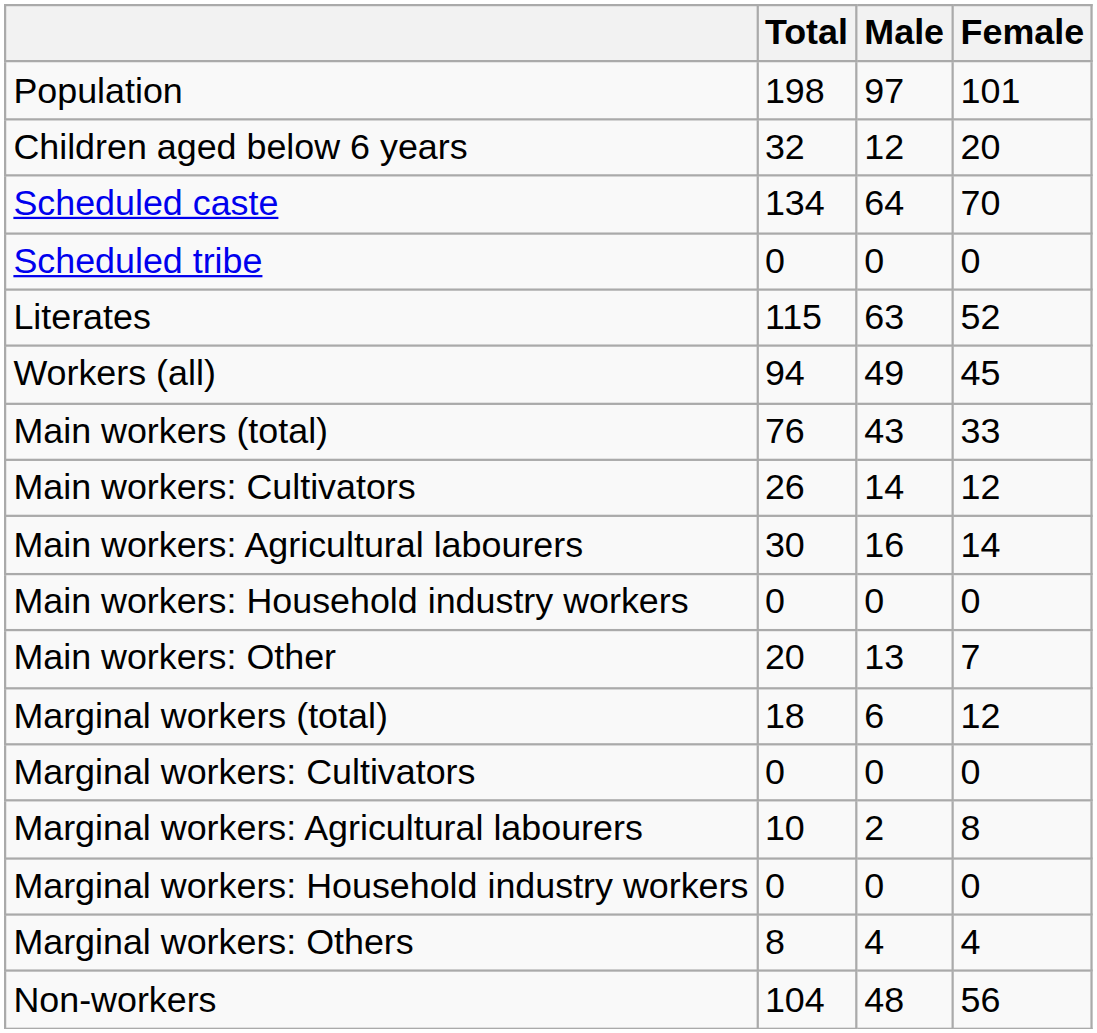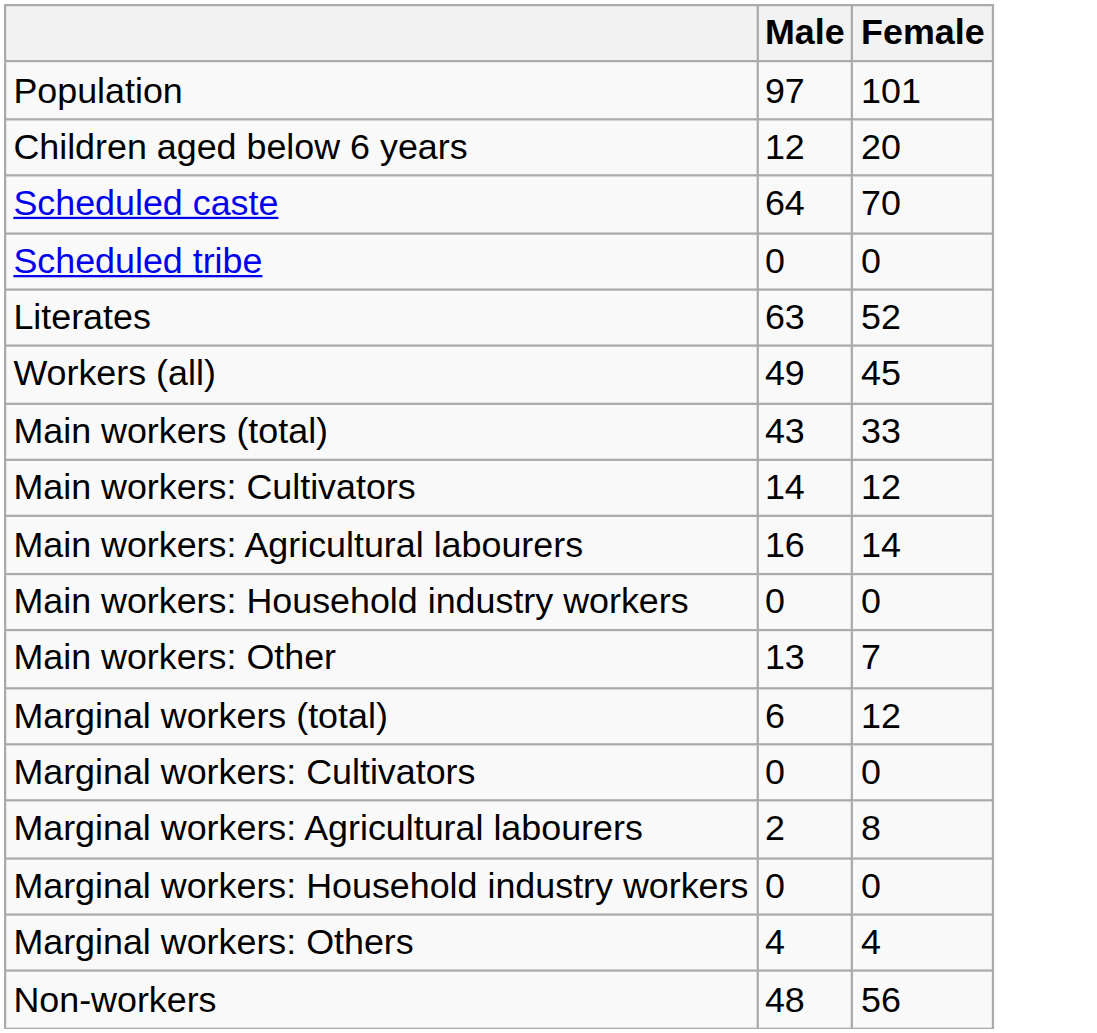- column: (806, 32)
